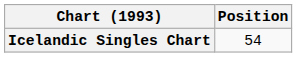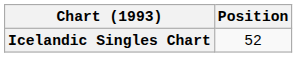(253, 40) 54 -> (253, 40) 52
